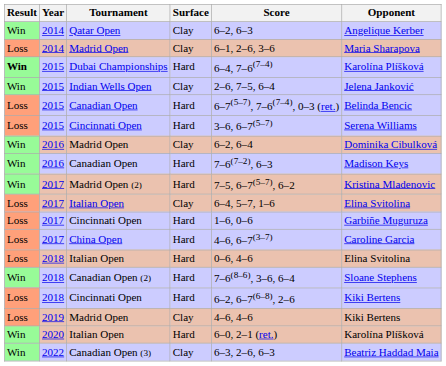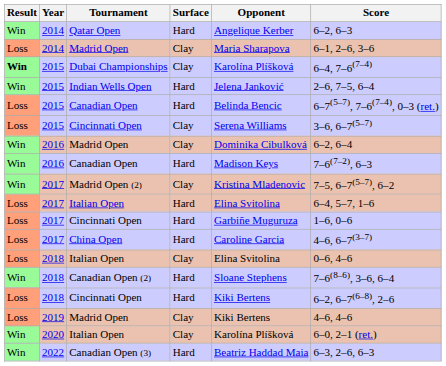columns swapped: (391, 13) <-> (277, 13)
(183, 30) Clay -> (184, 30) Hard
(184, 67) Hard -> (183, 67) Clay
(183, 86) Clay -> (184, 86) Hard
(184, 125) Hard -> (183, 125) Clay
(184, 184) Hard -> (183, 184) Clay
(183, 203) Clay -> (184, 203) Hard
(184, 258) Hard -> (183, 258) Clay
(184, 334) Hard -> (183, 334) Clay
(183, 352) Clay -> (184, 352) Hard
